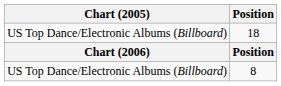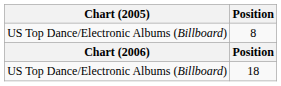rows swapped: (253, 33) <-> (253, 71)
